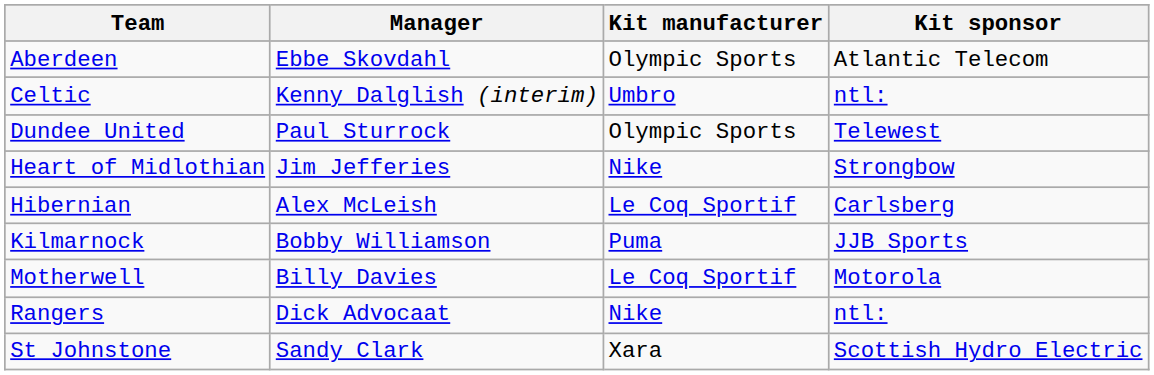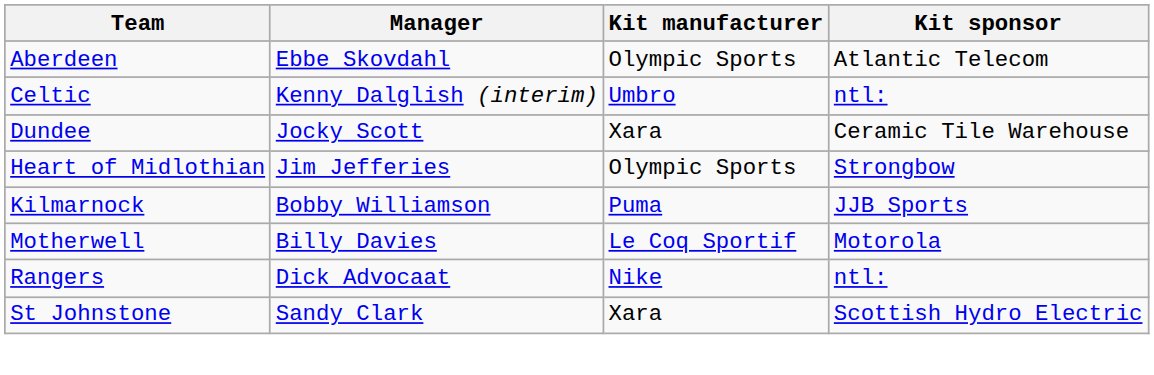+ row: (50, 132)
- row: (97, 132)
(635, 169) Nike -> (702, 169) Olympic Sports
- row: (71, 205)
